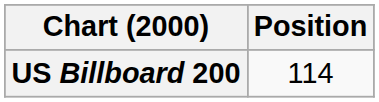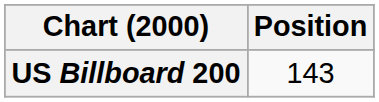(310, 73) 114 -> (310, 73) 143
